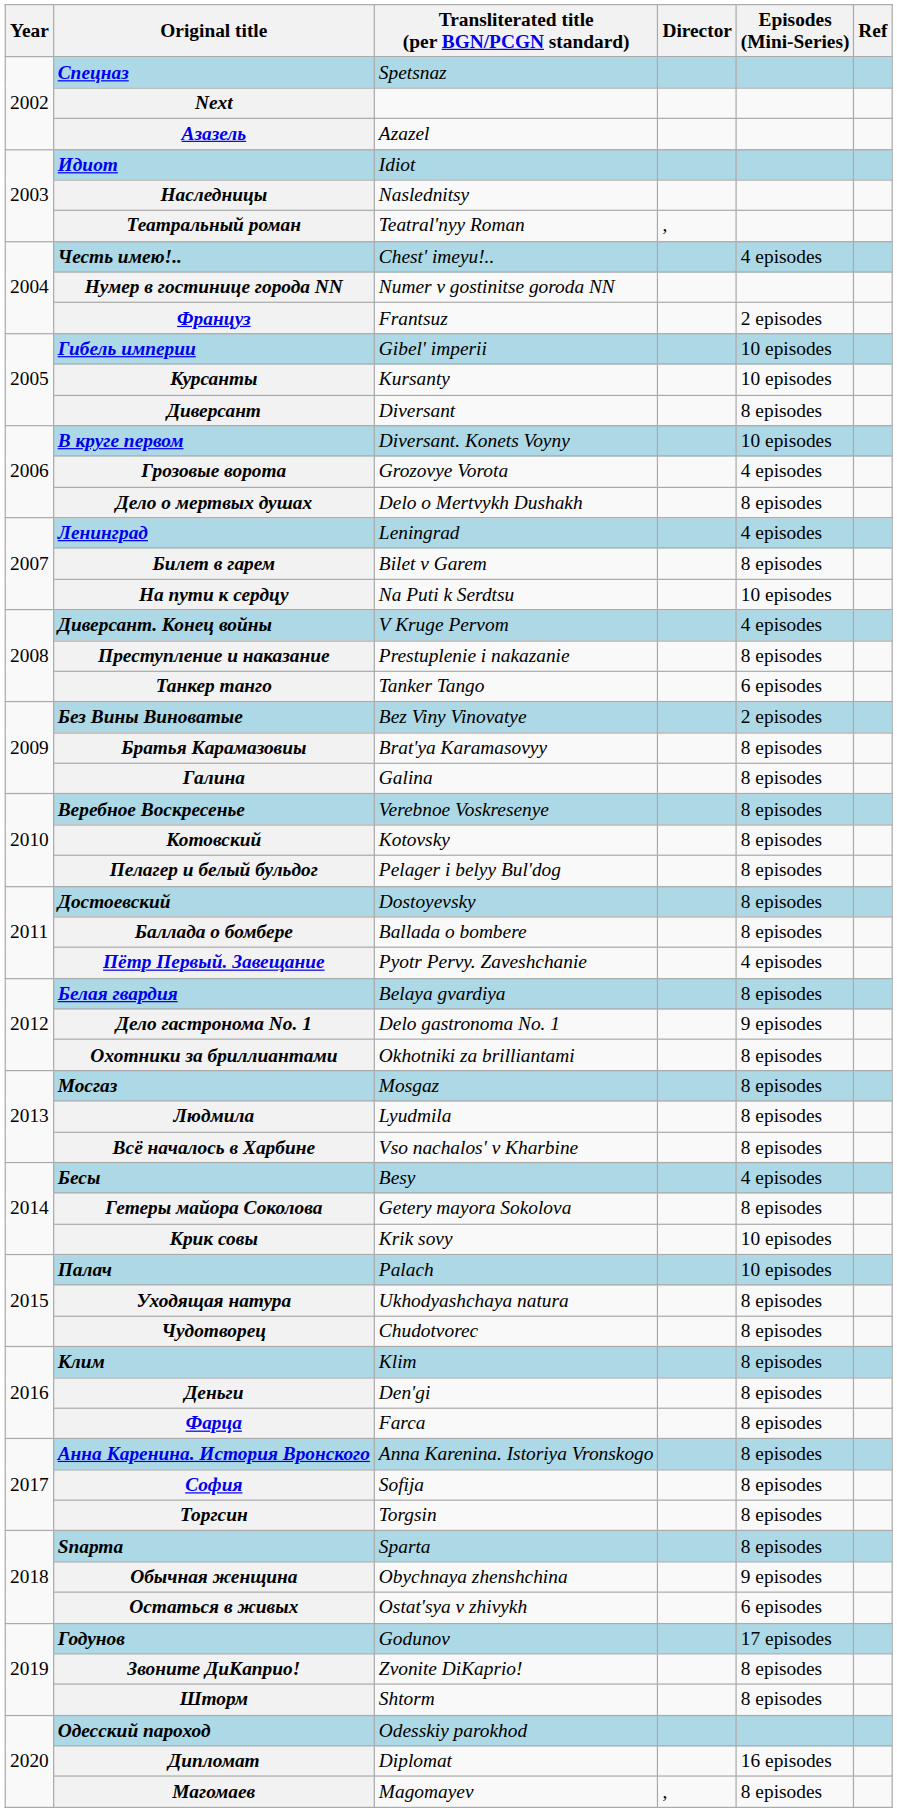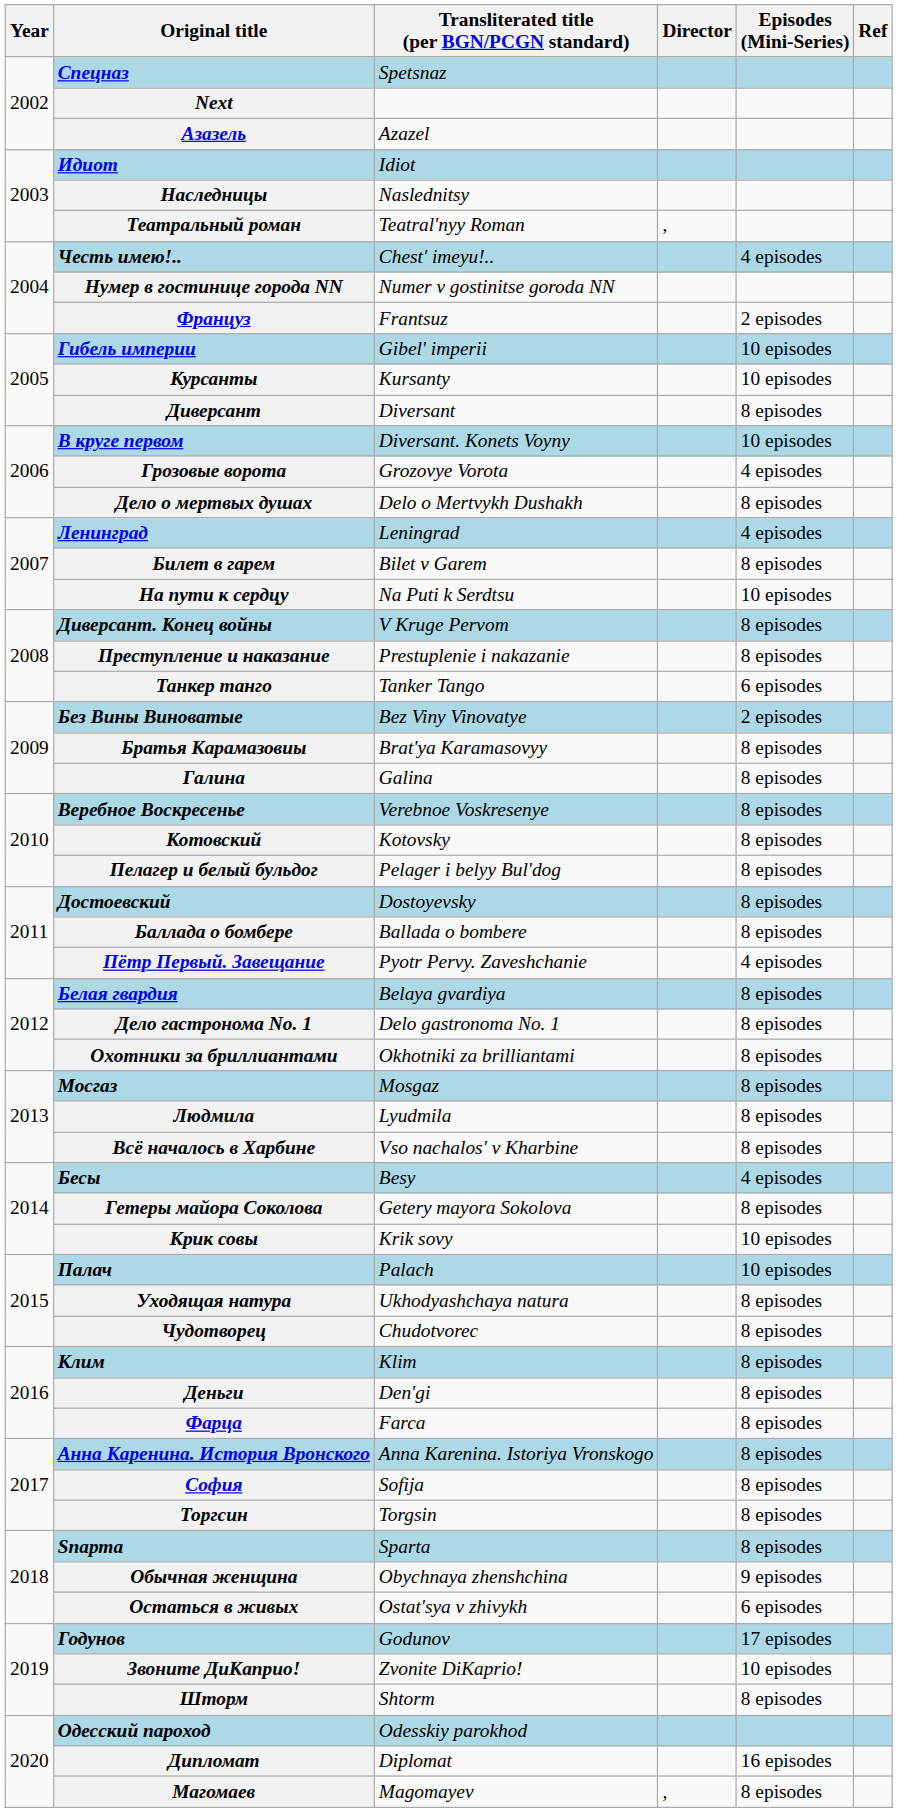(781, 625) 4 episodes -> (781, 625) 8 episodes
(781, 1024) 9 episodes -> (781, 1024) 8 episodes
(781, 1668) 8 episodes -> (786, 1668) 10 episodes
